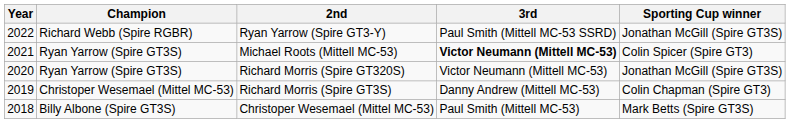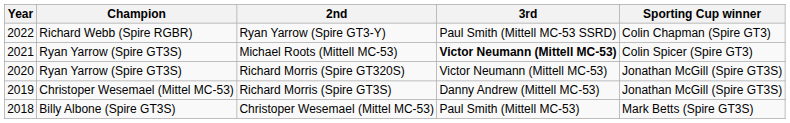(702, 33) Jonathan McGill (Spire GT3S) -> (696, 33) Colin Chapman (Spire GT3)
(696, 90) Colin Chapman (Spire GT3) -> (702, 90) Jonathan McGill (Spire GT3S)
